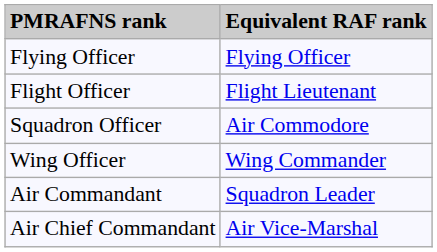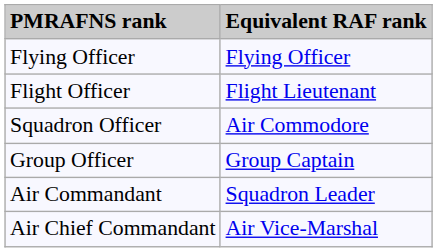- row: (68, 159)
+ row: (72, 159)
